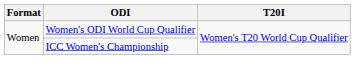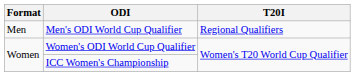+ row: (114, 29)
